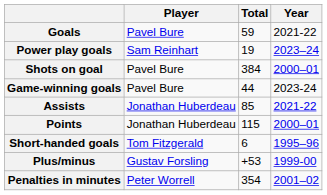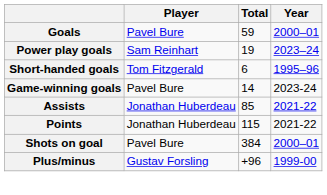(295, 32) 2021-22 -> (296, 32) 2000–01
rows swapped: (64, 143) <-> (64, 69)
(248, 87) 44 -> (248, 87) 14
(296, 124) 2000–01 -> (295, 124) 2021-22
(251, 161) +53 -> (251, 161) +96
- row: (64, 180)
